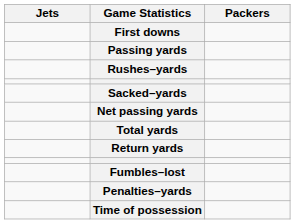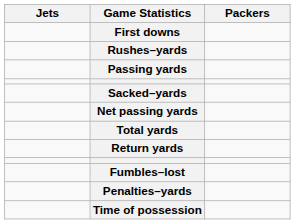rows swapped: (47, 69) <-> (47, 51)
